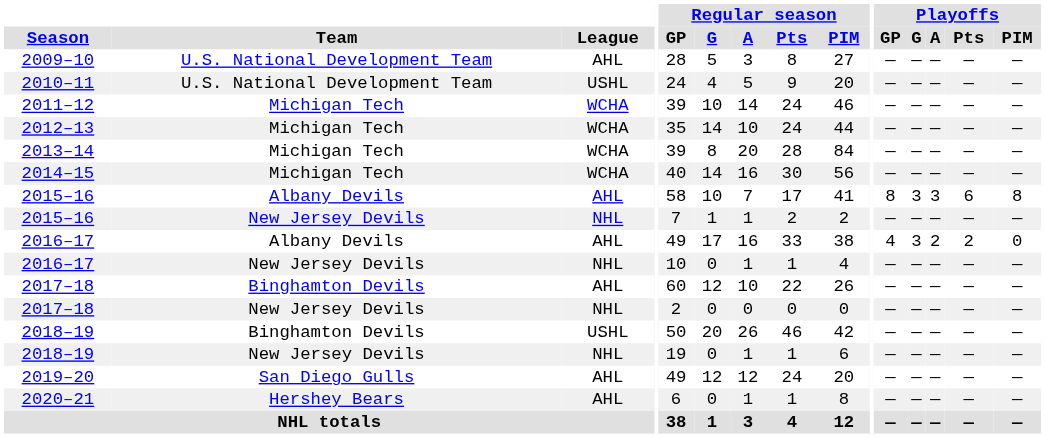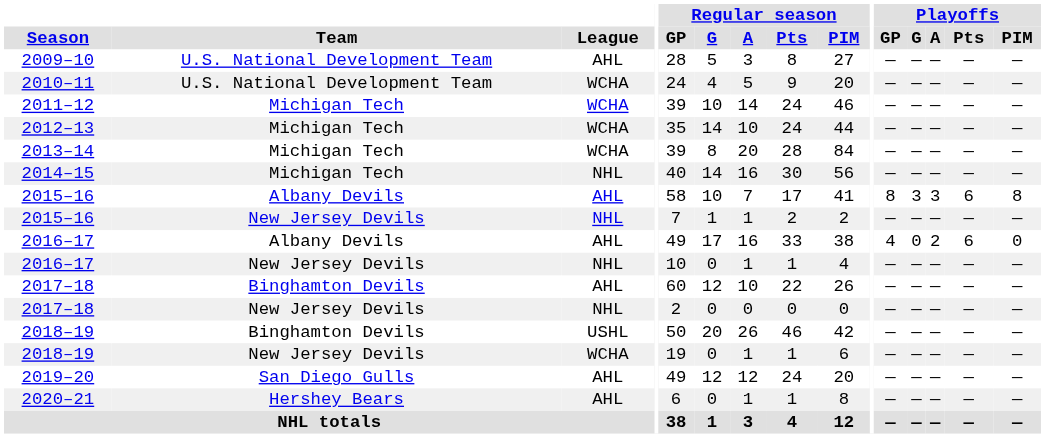(608, 83) USHL -> (608, 83) WCHA
(608, 174) WCHA -> (608, 174) NHL
(917, 241) 3 -> (917, 241) 0
(969, 241) 2 -> (969, 241) 6
(608, 354) NHL -> (608, 354) WCHA
